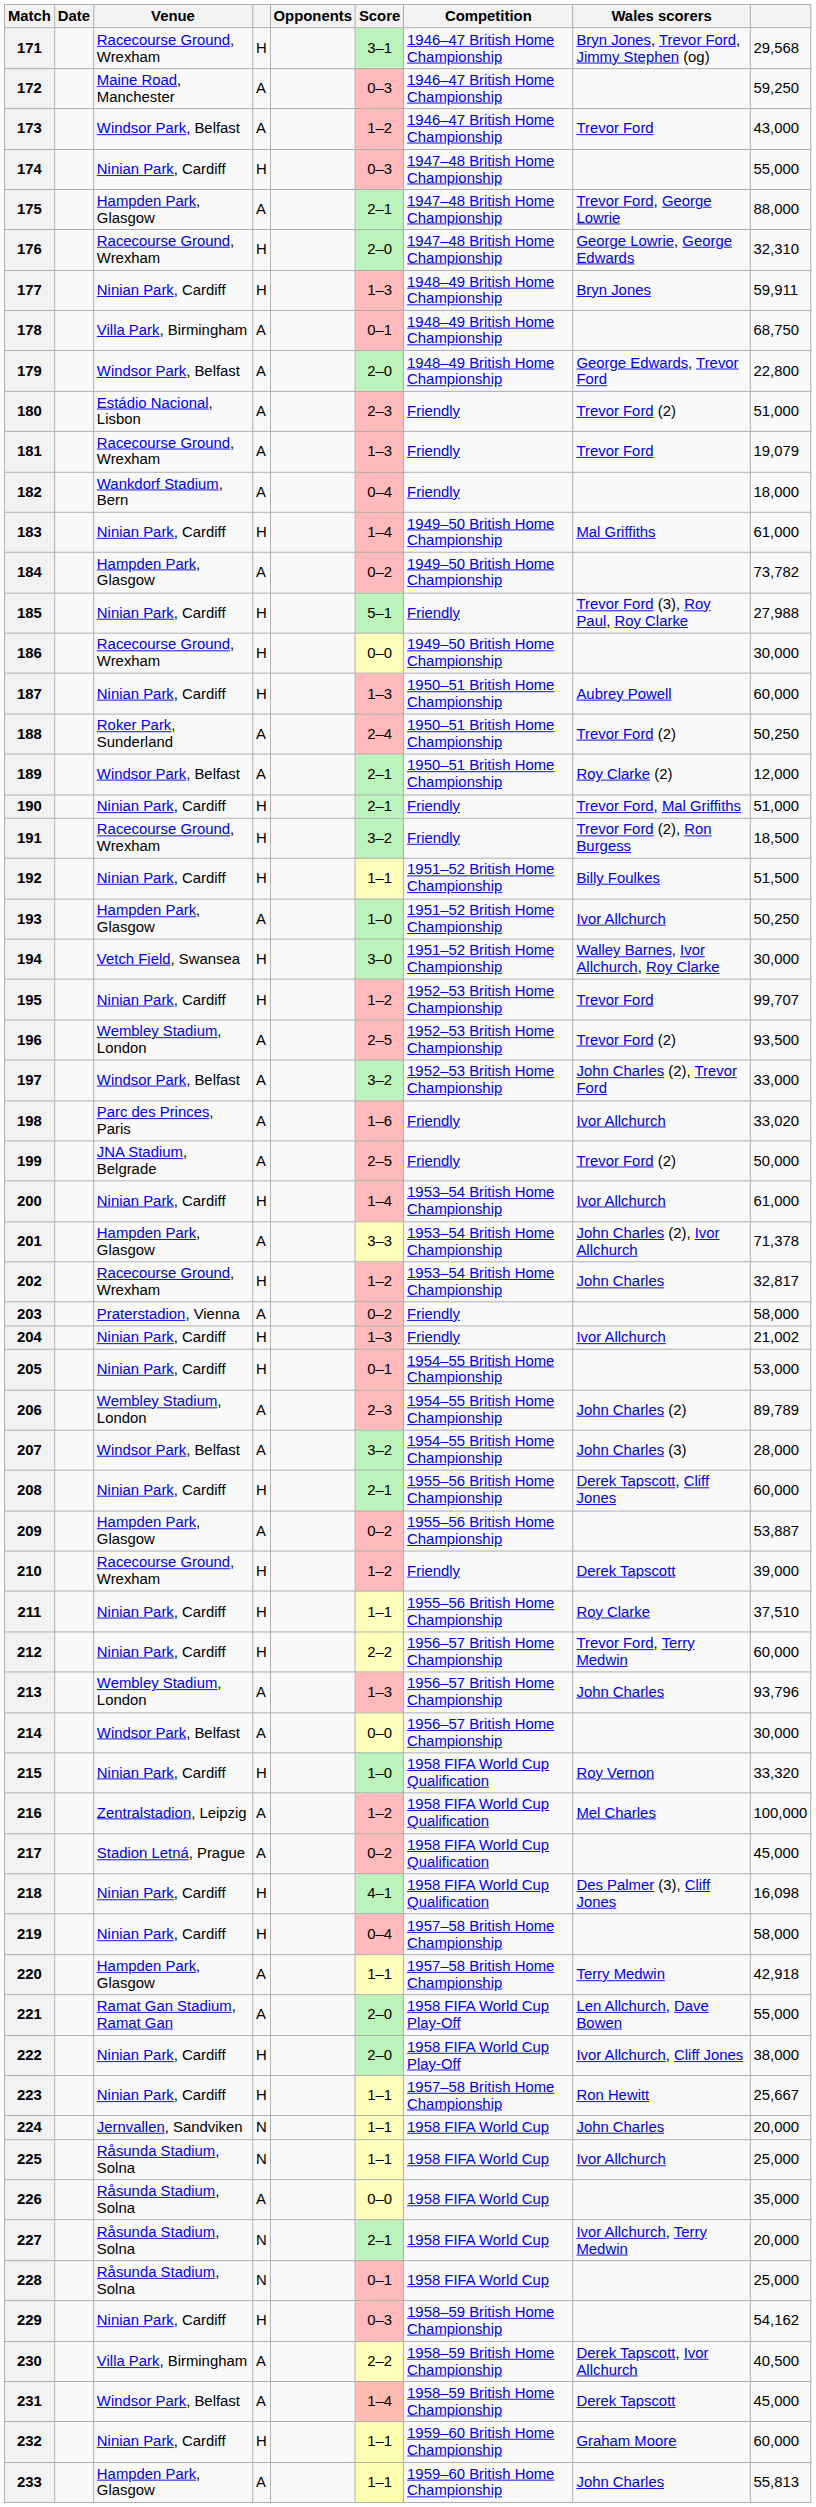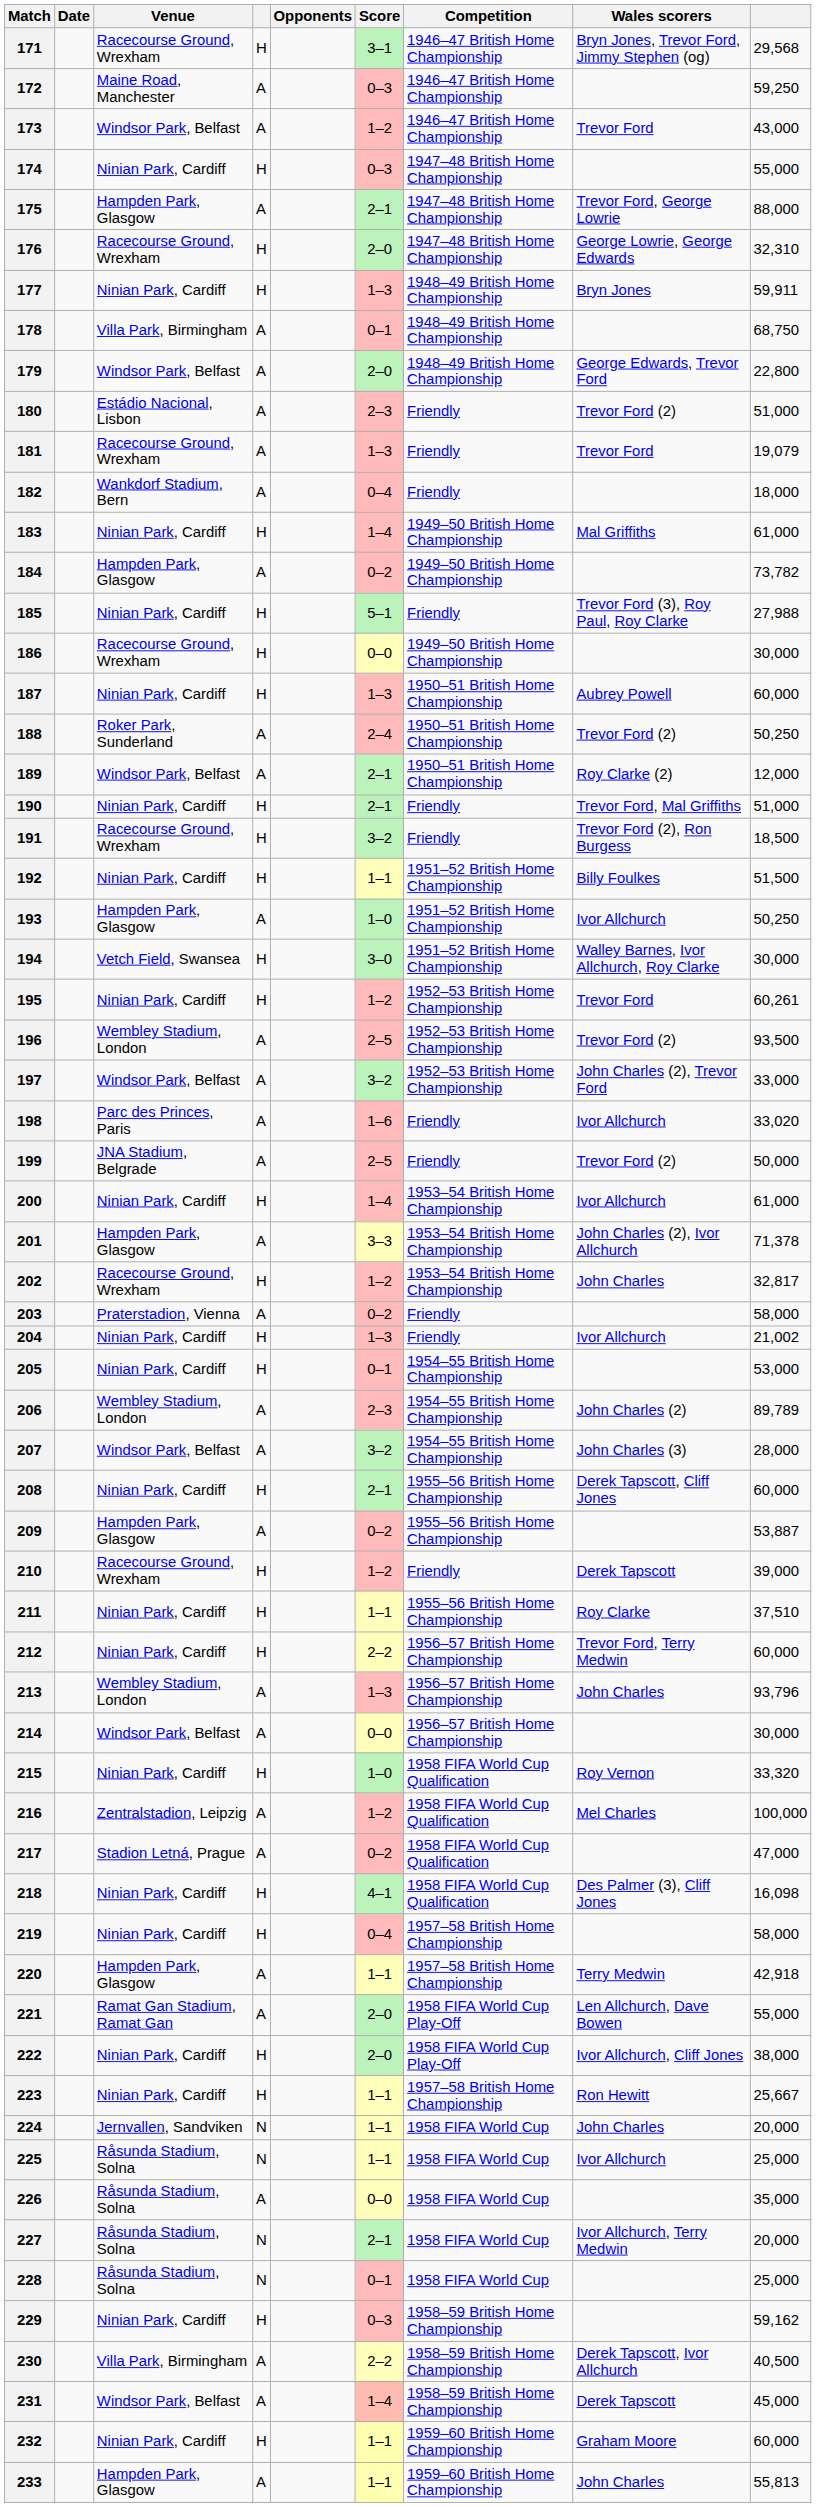(776, 999) 99,707 -> (776, 999) 60,261
(776, 1853) 45,000 -> (776, 1853) 47,000
(776, 2320) 54,162 -> (776, 2320) 59,162
